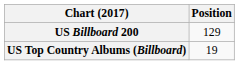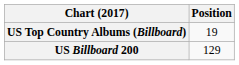rows swapped: (97, 32) <-> (97, 50)
